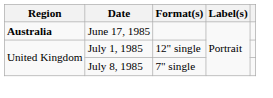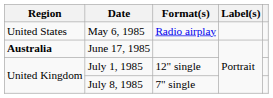+ row: (116, 31)
